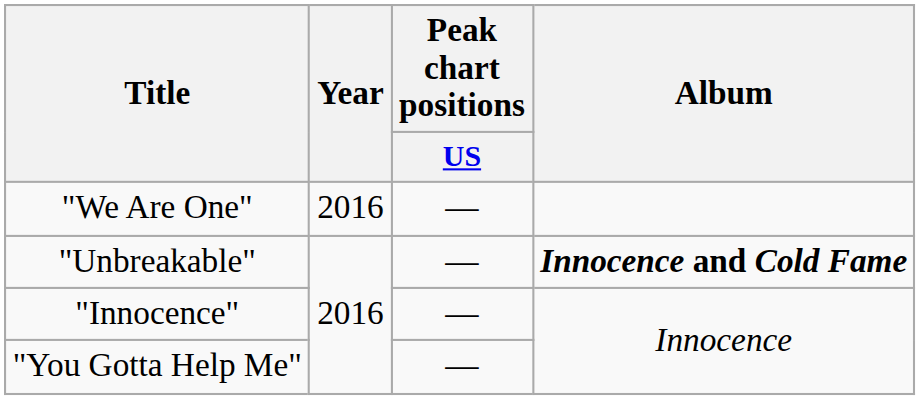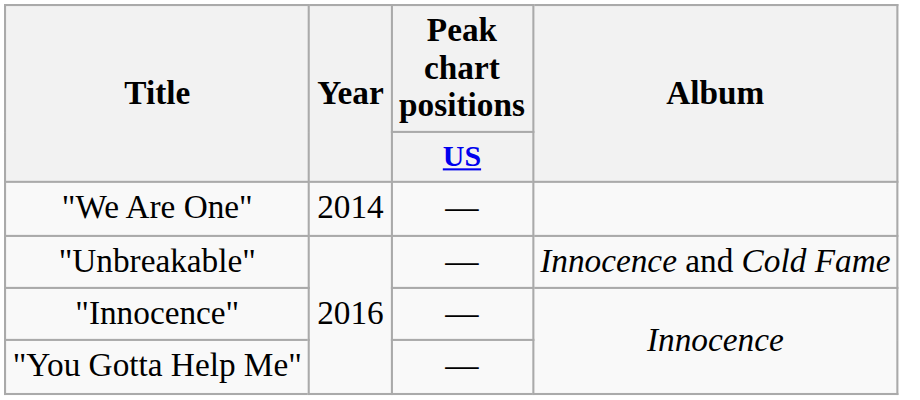(350, 207) 2016 -> (350, 207) 2014
(724, 260) bold -> (715, 260) normal
